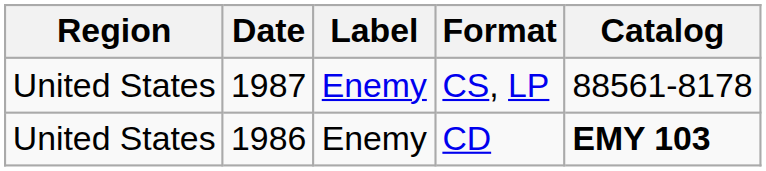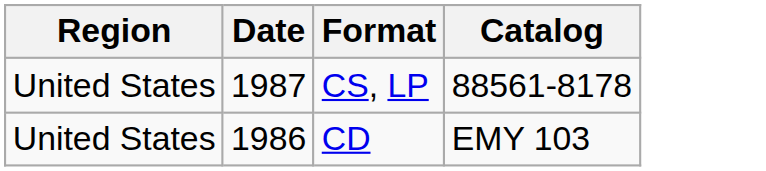- column: (374, 31)
(642, 138) bold -> (521, 138) normal
